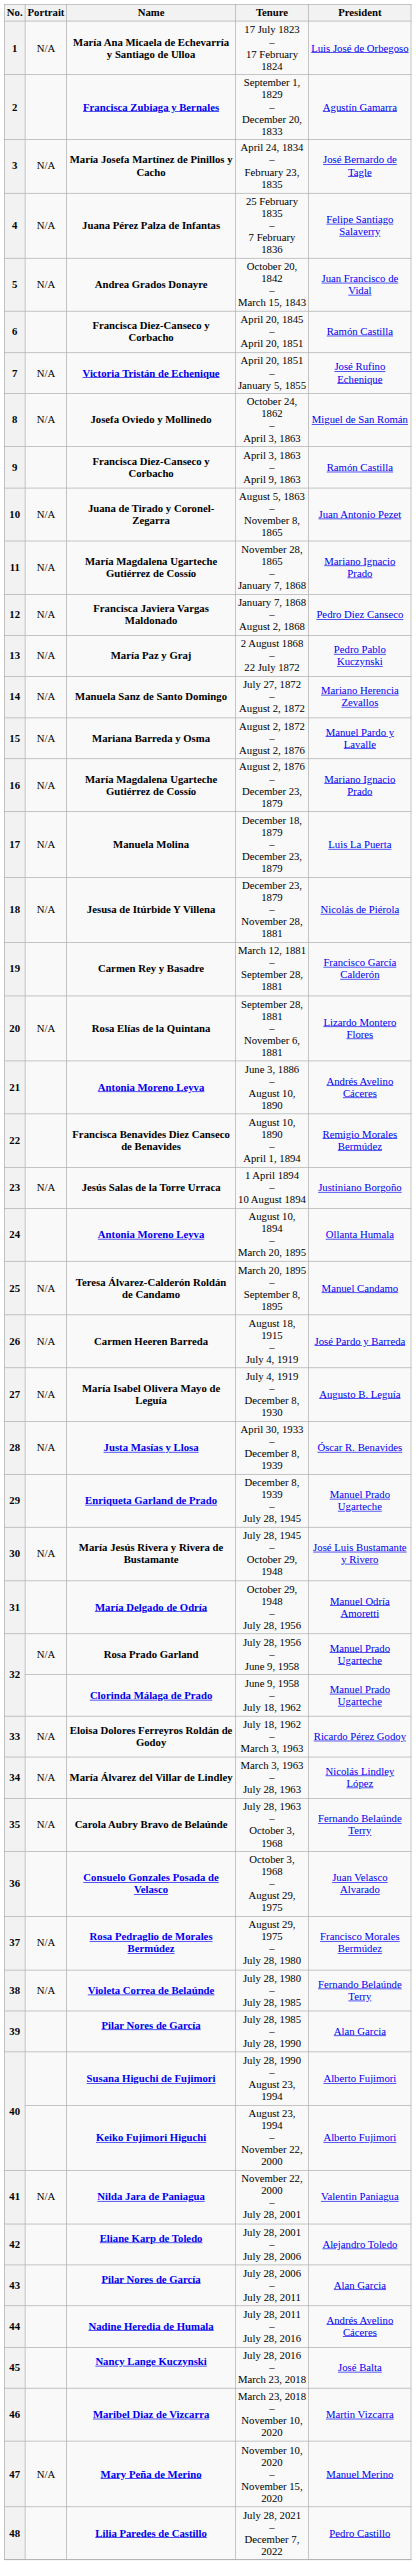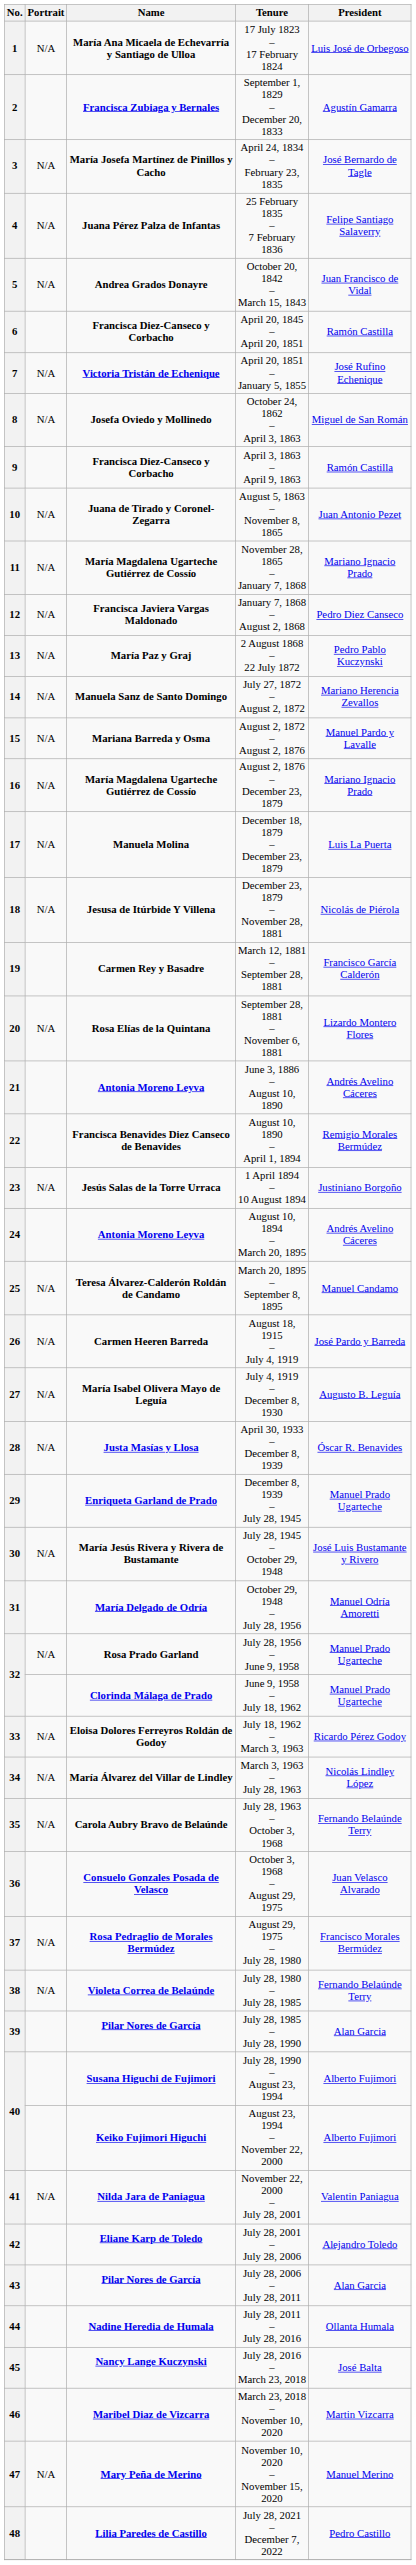(360, 1235) Ollanta Humala -> (360, 1235) Andrés Avelino Cáceres
(360, 2326) Andrés Avelino Cáceres -> (360, 2326) Ollanta Humala
